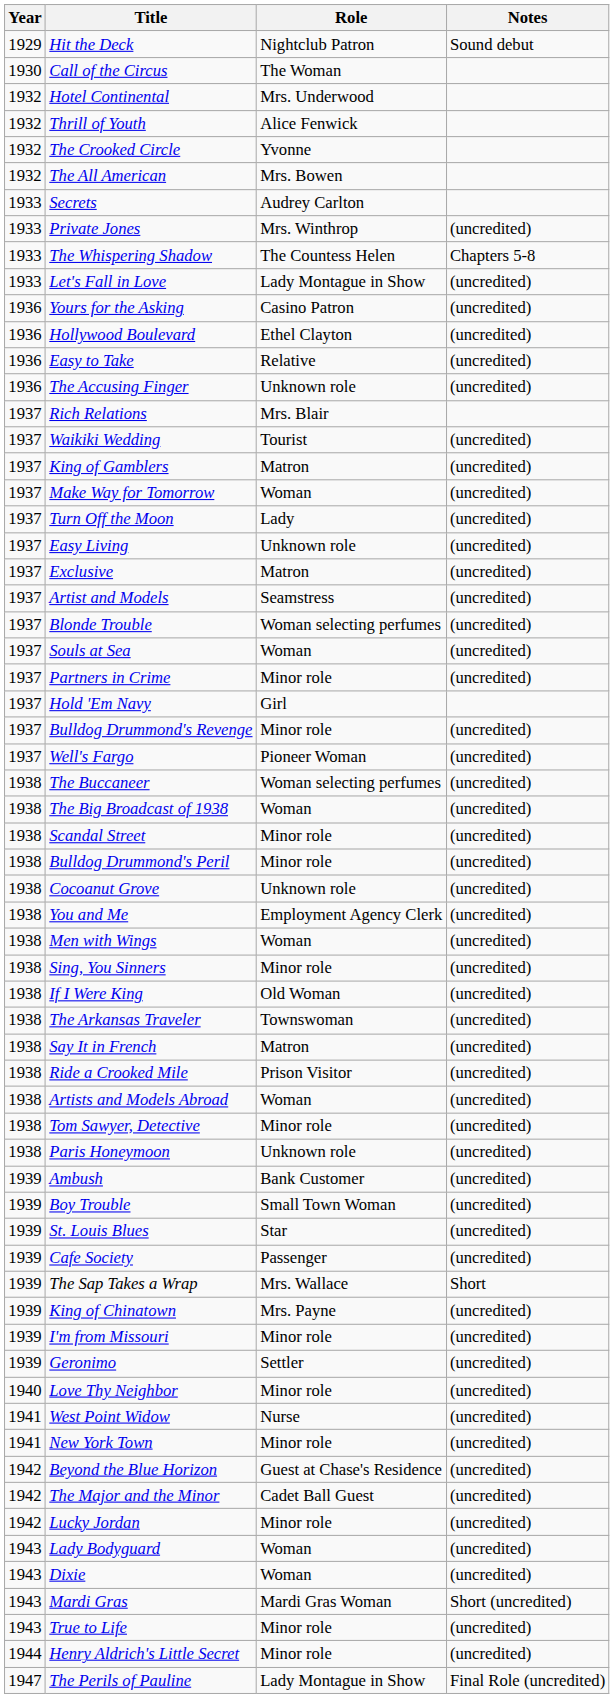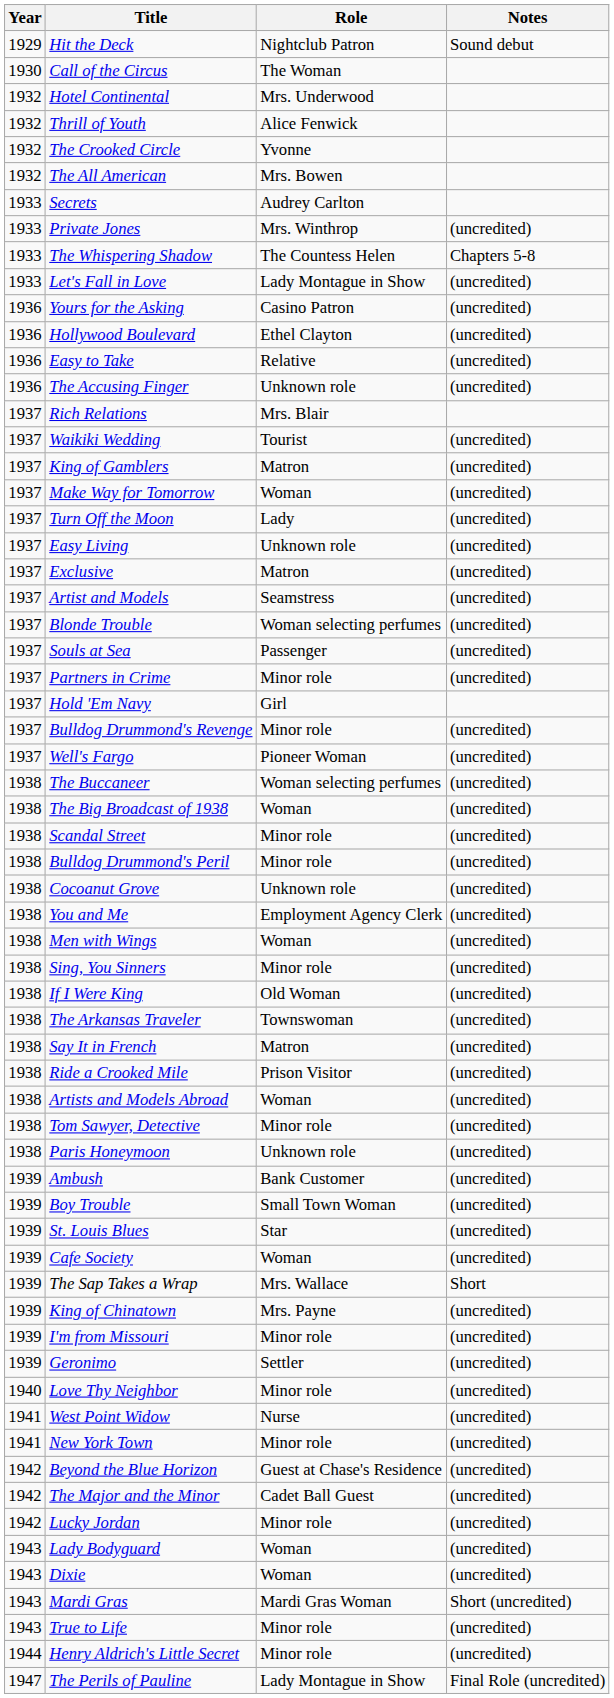(286, 651) Woman -> (293, 651) Passenger
(293, 1258) Passenger -> (286, 1258) Woman
